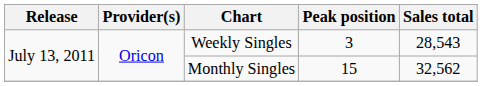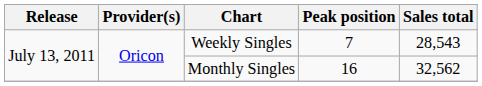(349, 42) 3 -> (349, 42) 7
(349, 68) 15 -> (349, 68) 16
